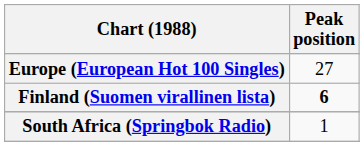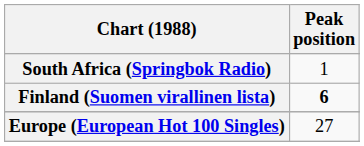rows swapped: (147, 68) <-> (147, 126)
